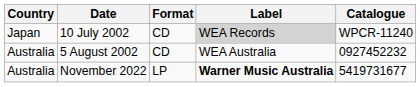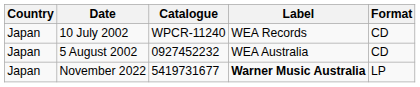columns swapped: (173, 14) <-> (376, 14)
(237, 33) lightgrey background -> (269, 33) no background
(31, 52) Australia -> (24, 52) Japan
(31, 71) Australia -> (24, 71) Japan
